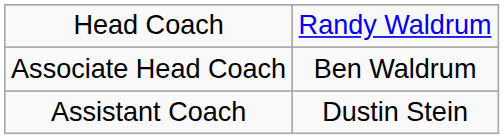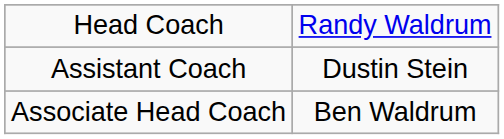rows swapped: (149, 68) <-> (149, 111)
